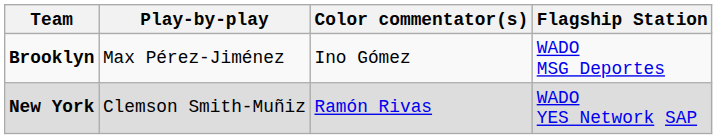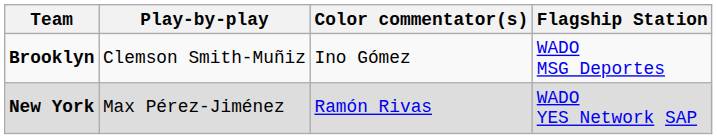(194, 59) Max Pérez-Jiménez -> (204, 59) Clemson Smith-Muñiz
(204, 108) Clemson Smith-Muñiz -> (194, 108) Max Pérez-Jiménez
